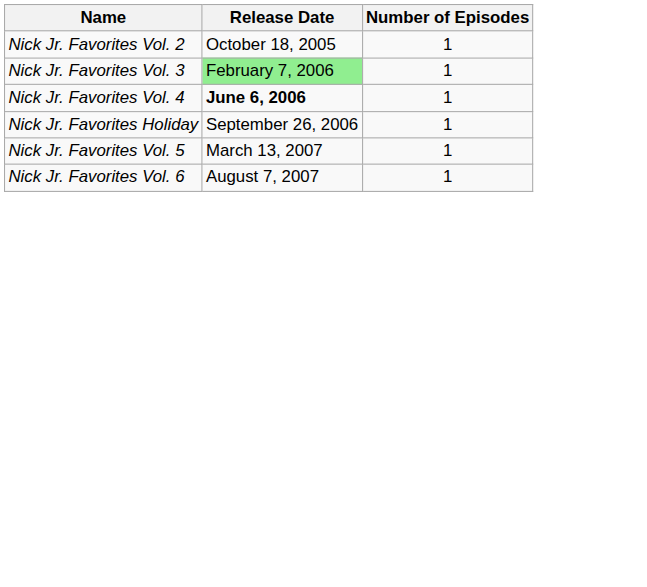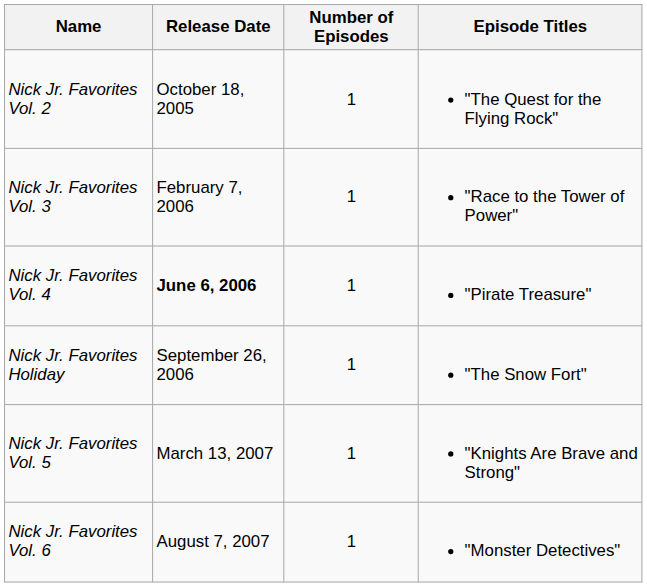+ column: (530, 27)
(270, 71) lightgreen background -> (199, 197) no background
